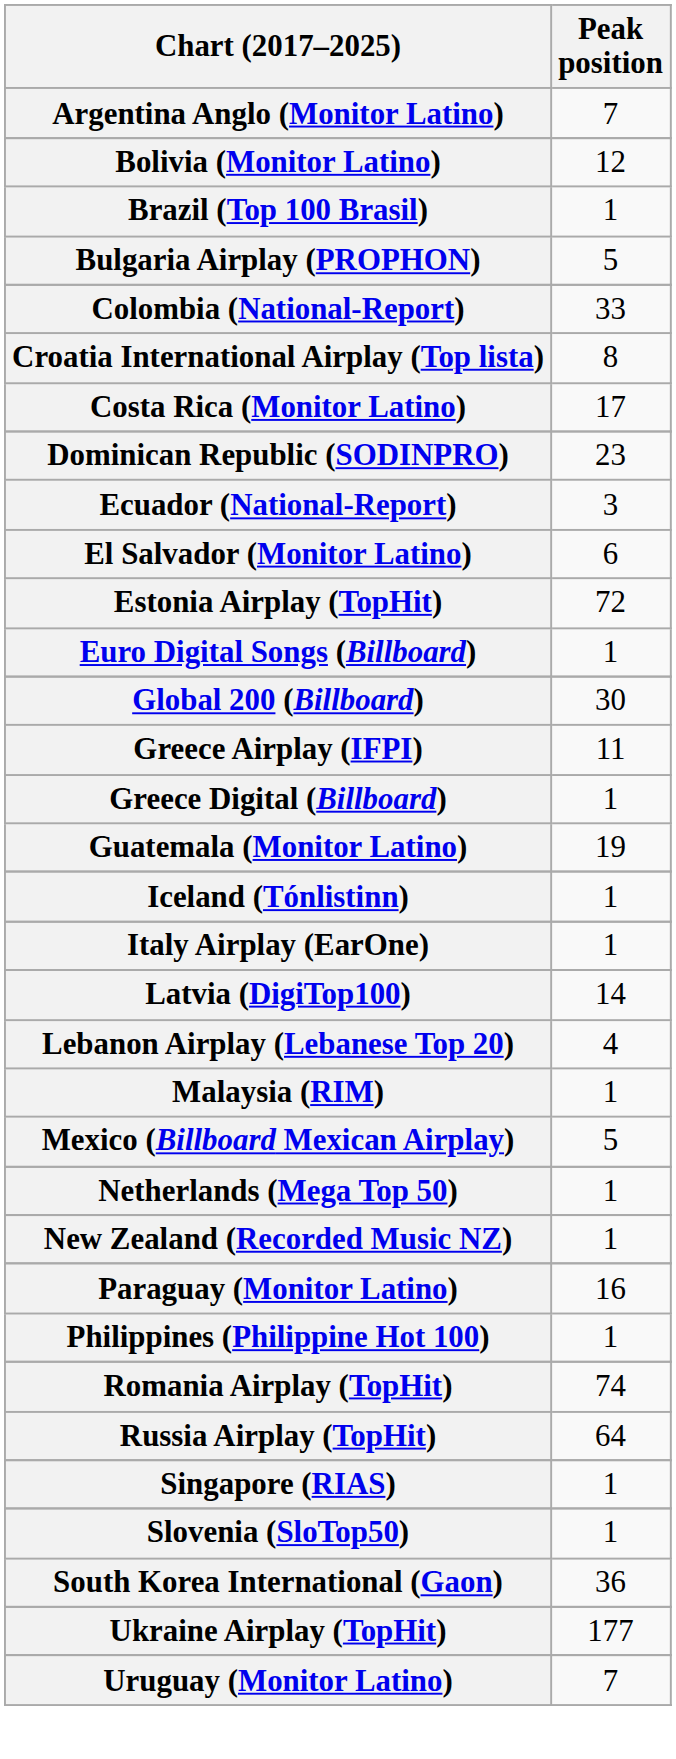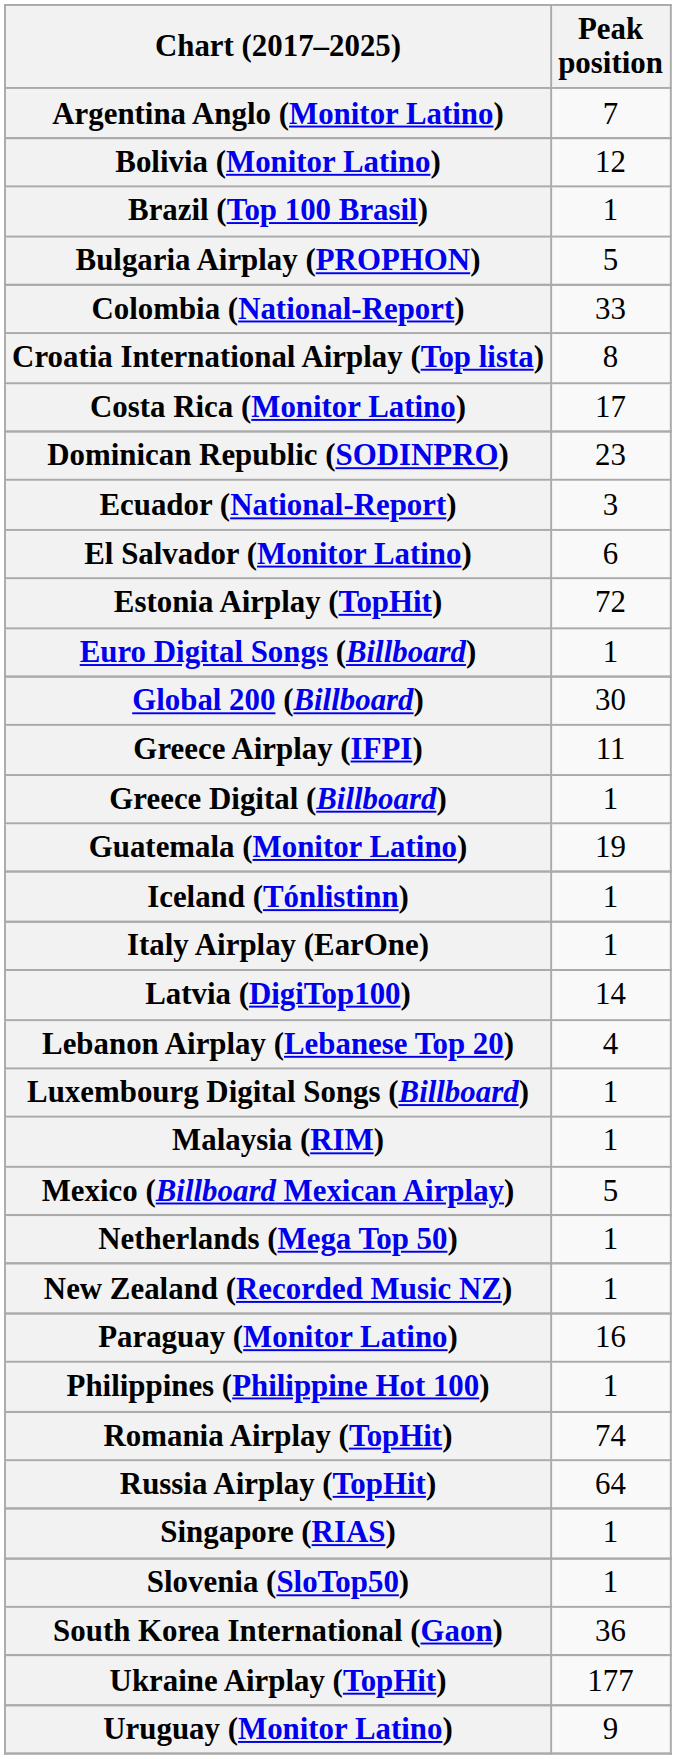+ row: (278, 1092)
(611, 1679) 7 -> (611, 1728) 9
